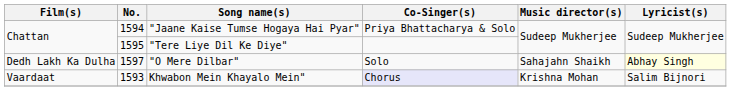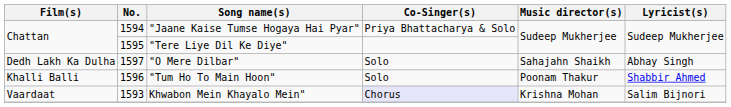(660, 61) lightyellow background -> (660, 61) no background
+ row: (212, 78)
